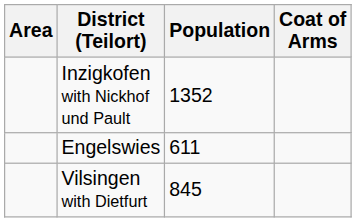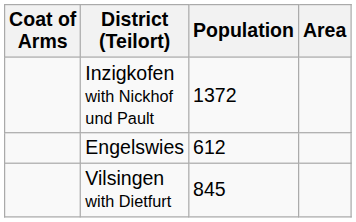columns swapped: (313, 30) <-> (31, 30)
(191, 94) 1352 -> (215, 94) 1372
(185, 147) 611 -> (209, 147) 612
